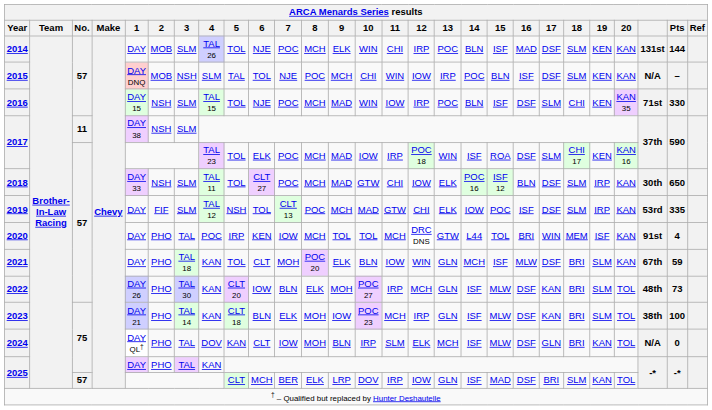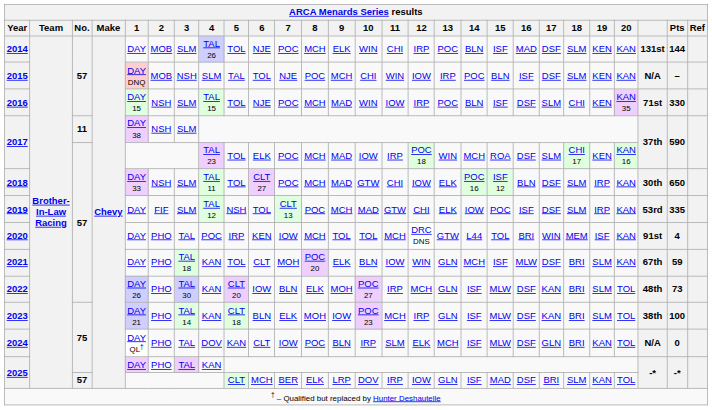(474, 156) ISF -> (474, 156) MCH
(315, 343) MOH -> (315, 343) POC
